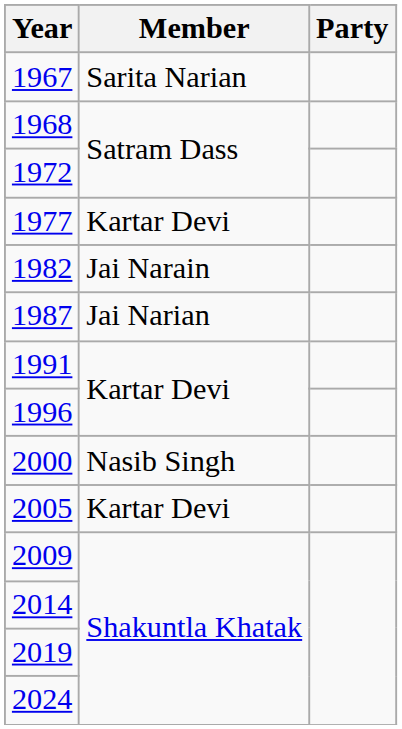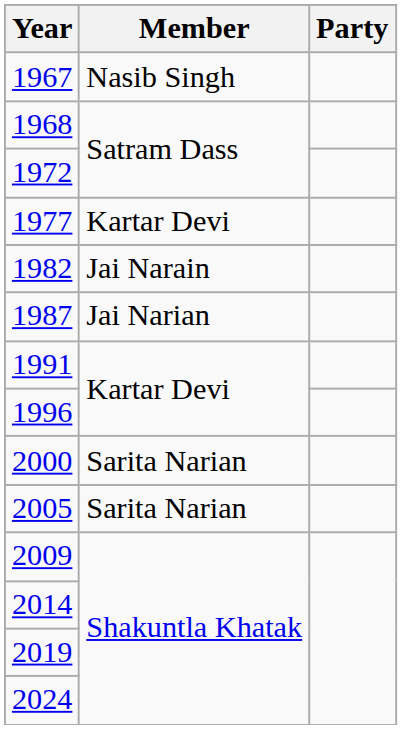(167, 76) Sarita Narian -> (161, 76) Nasib Singh
(161, 460) Nasib Singh -> (167, 460) Sarita Narian
(158, 508) Kartar Devi -> (167, 508) Sarita Narian
